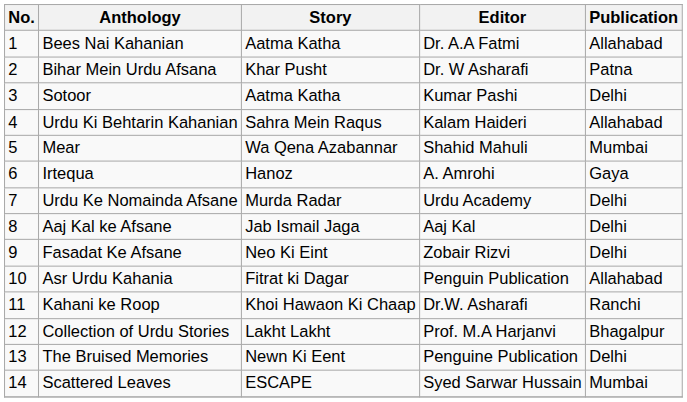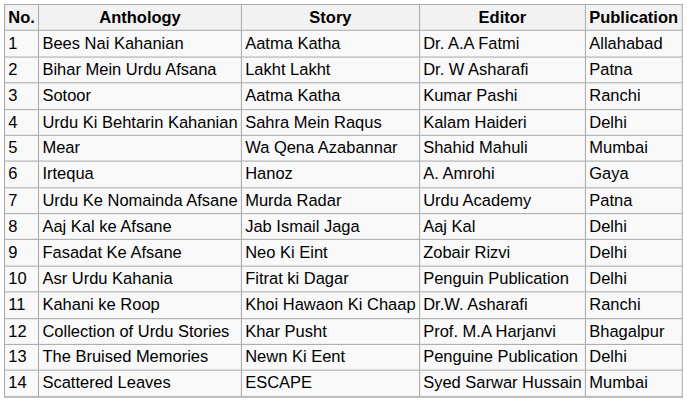(286, 69) Khar Pusht -> (288, 69) Lakht Lakht
(608, 95) Delhi -> (615, 95) Ranchi
(626, 122) Allahabad -> (608, 122) Delhi
(608, 200) Delhi -> (611, 200) Patna
(626, 278) Allahabad -> (608, 278) Delhi
(288, 331) Lakht Lakht -> (286, 331) Khar Pusht
